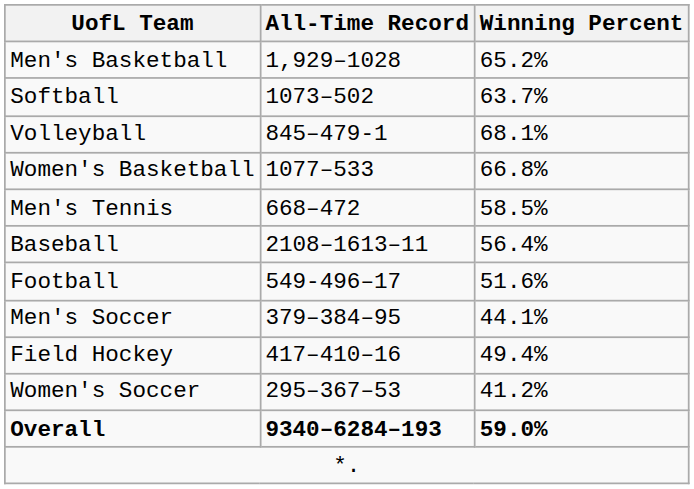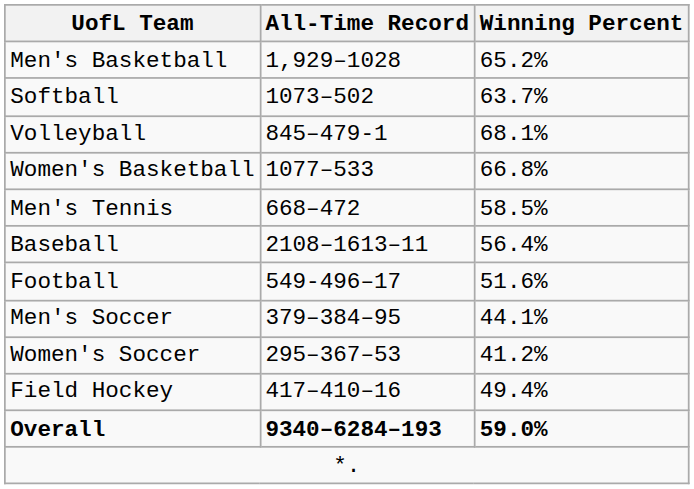rows swapped: (92, 355) <-> (105, 392)
